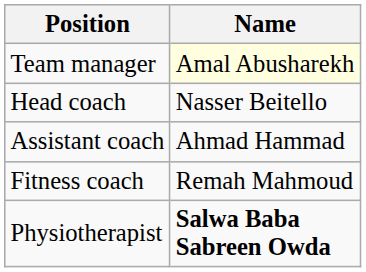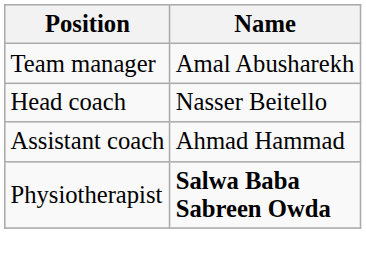(265, 63) lightyellow background -> (265, 63) no background
- row: (77, 180)
